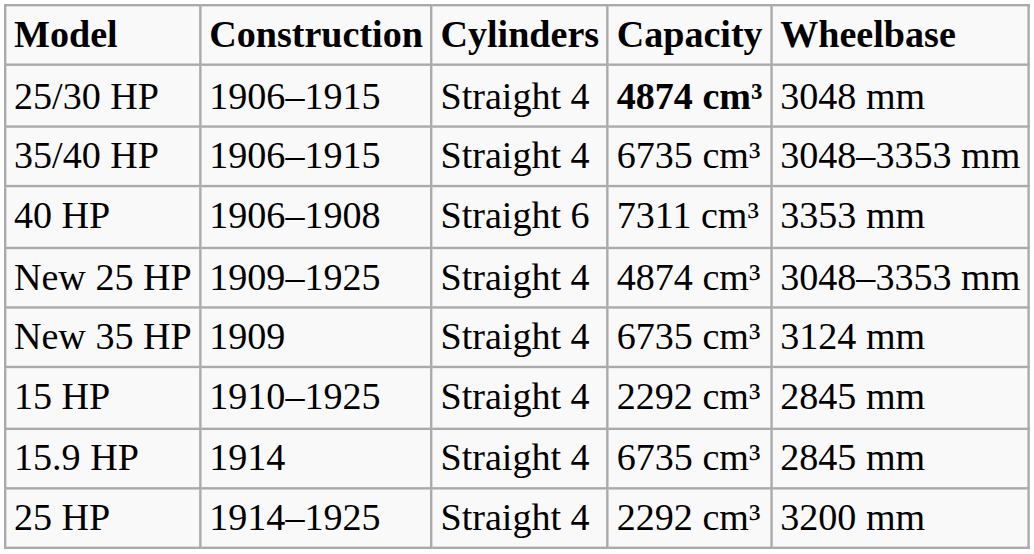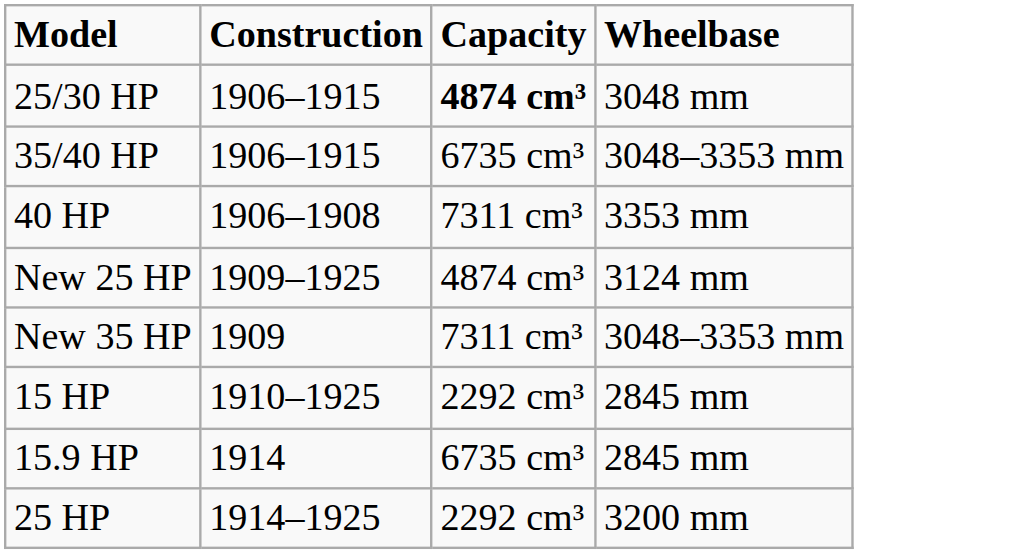- column: (520, 34)
(900, 276) 3048–3353 mm -> (676, 276) 3124 mm
(689, 336) 6735 cm³ -> (512, 336) 7311 cm³
(853, 336) 3124 mm -> (724, 336) 3048–3353 mm
